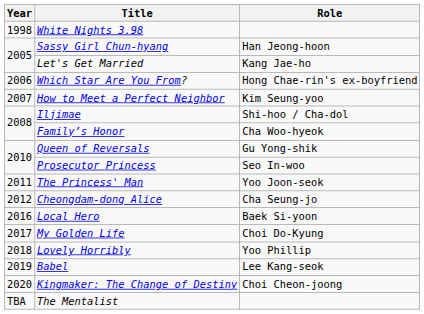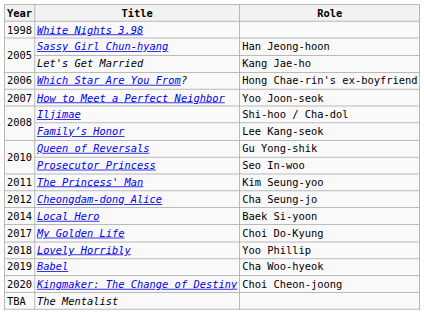(283, 98) Kim Seung-yoo -> (283, 98) Yoo Joon-seok
(283, 132) Cha Woo-hyeok -> (283, 132) Lee Kang-seok
(283, 182) Yoo Joon-seok -> (283, 182) Kim Seung-yoo
(19, 216) 2016 -> (19, 216) 2014
(283, 267) Lee Kang-seok -> (283, 267) Cha Woo-hyeok
